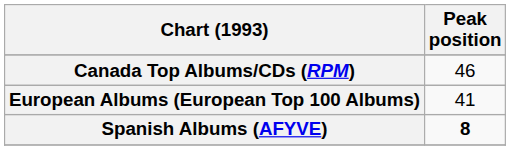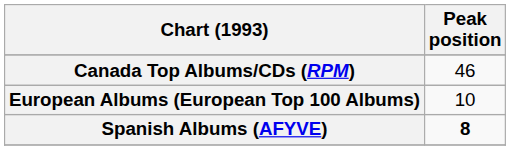(465, 99) 41 -> (465, 99) 10
